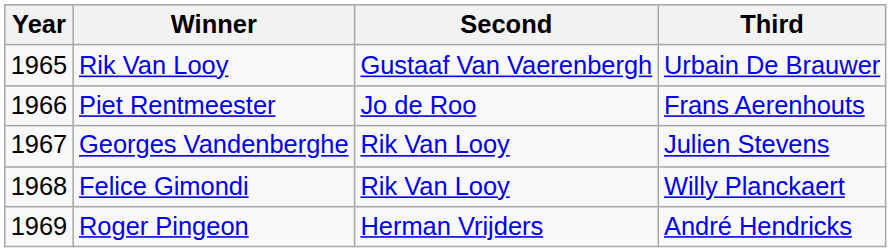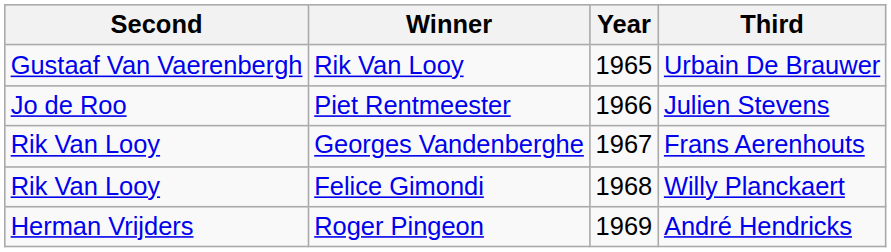columns swapped: (39, 24) <-> (506, 24)
(764, 105) Frans Aerenhouts -> (747, 105) Julien Stevens
(747, 145) Julien Stevens -> (764, 145) Frans Aerenhouts
